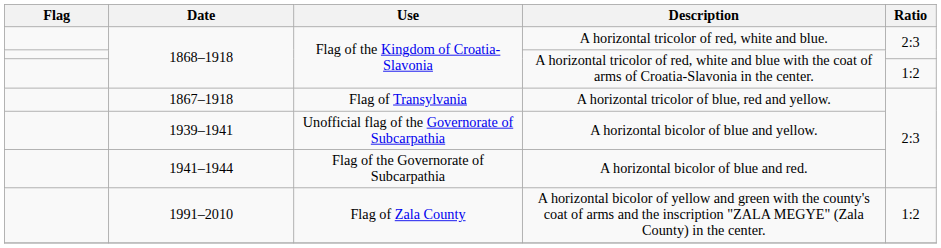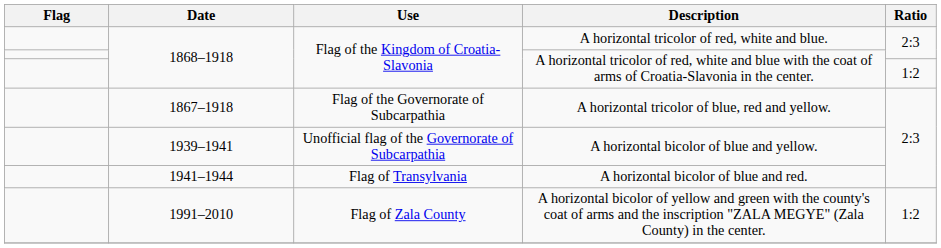(408, 99) Flag of Transylvania -> (408, 107) Flag of the Governorate of Subcarpathia
(408, 168) Flag of the Governorate of Subcarpathia -> (408, 176) Flag of Transylvania
